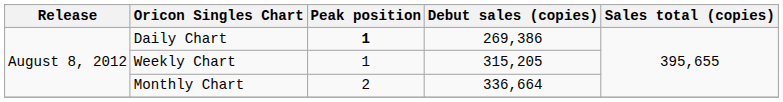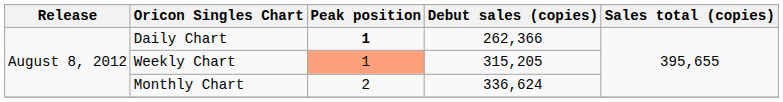(513, 39) 269,386 -> (513, 39) 262,366
(366, 62) no background -> (366, 62) lightsalmon background
(513, 85) 336,664 -> (513, 85) 336,624
